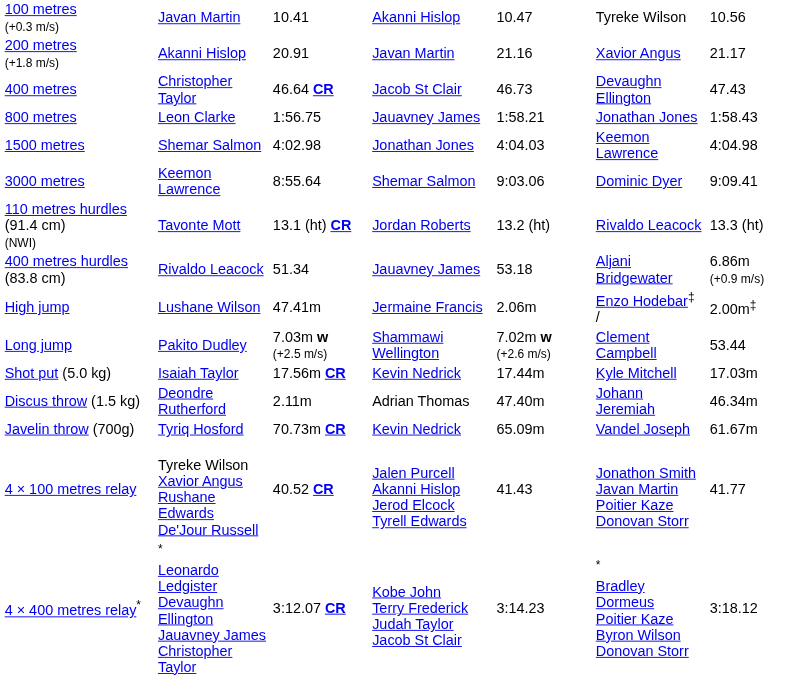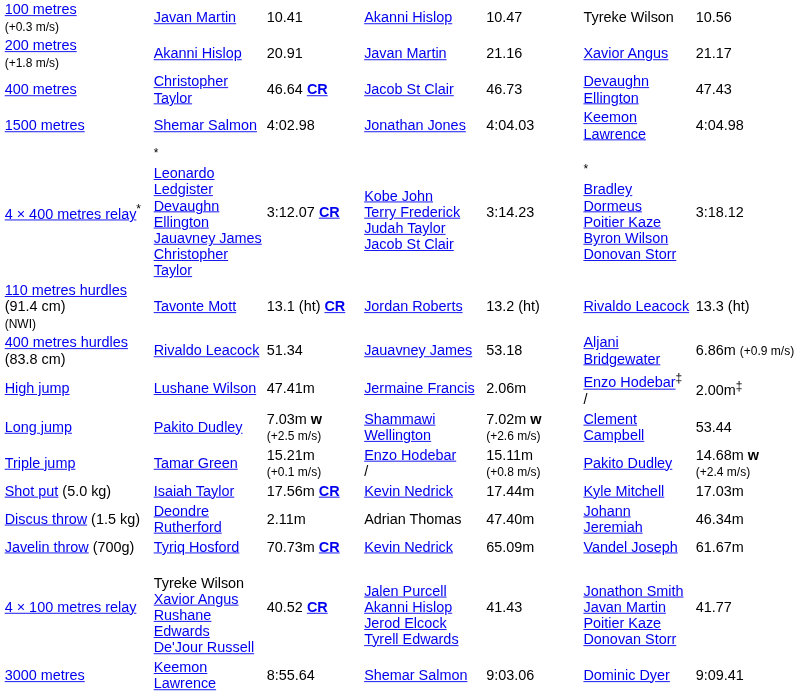- row: (41, 117)
rows swapped: (45, 181) <-> (73, 608)
+ row: (40, 463)
